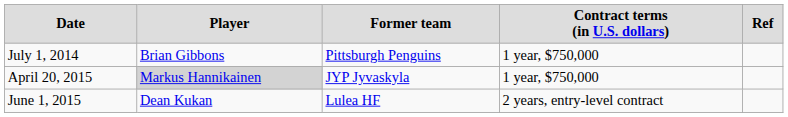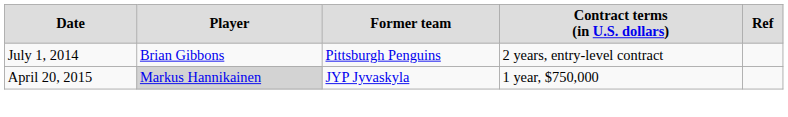(551, 54) 1 year, $750,000 -> (583, 54) 2 years, entry-level contract
- row: (44, 100)
